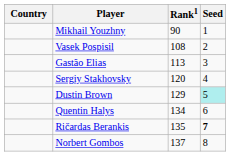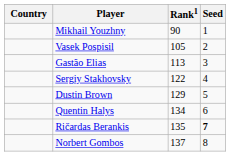(178, 47) 108 -> (178, 47) 105
(178, 79) 120 -> (178, 79) 122
(205, 95) paleturquoise background -> (205, 95) no background
